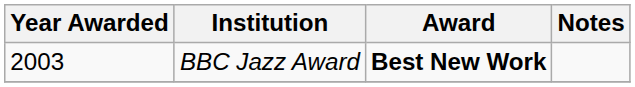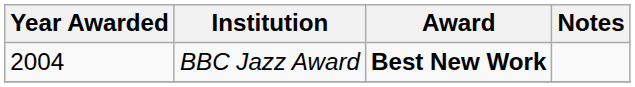(37, 61) 2003 -> (37, 61) 2004
